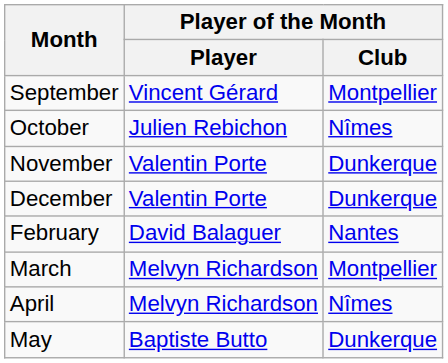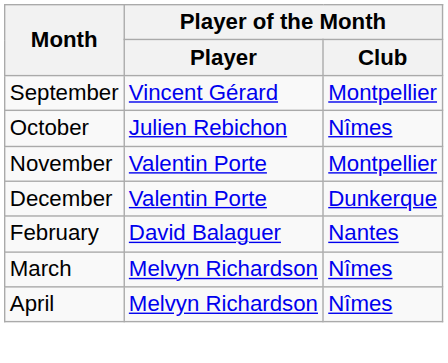(383, 163) Dunkerque -> (383, 163) Montpellier
(383, 269) Montpellier -> (360, 269) Nîmes
- row: (31, 339)
